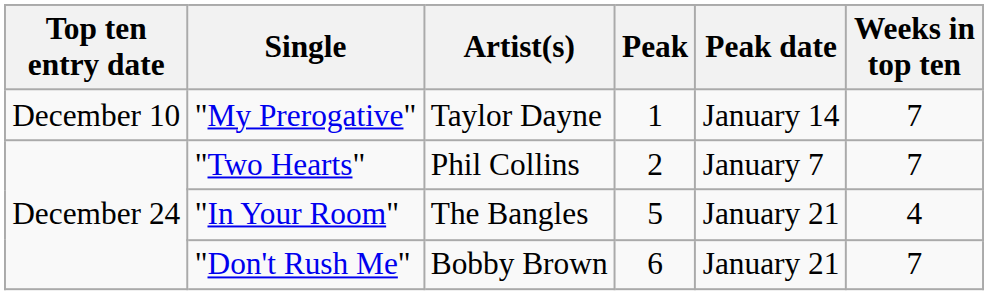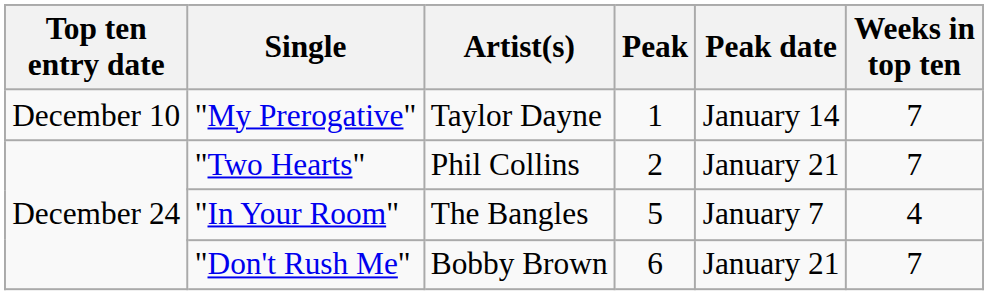(763, 164) January 7 -> (771, 164) January 21
(771, 213) January 21 -> (763, 213) January 7
